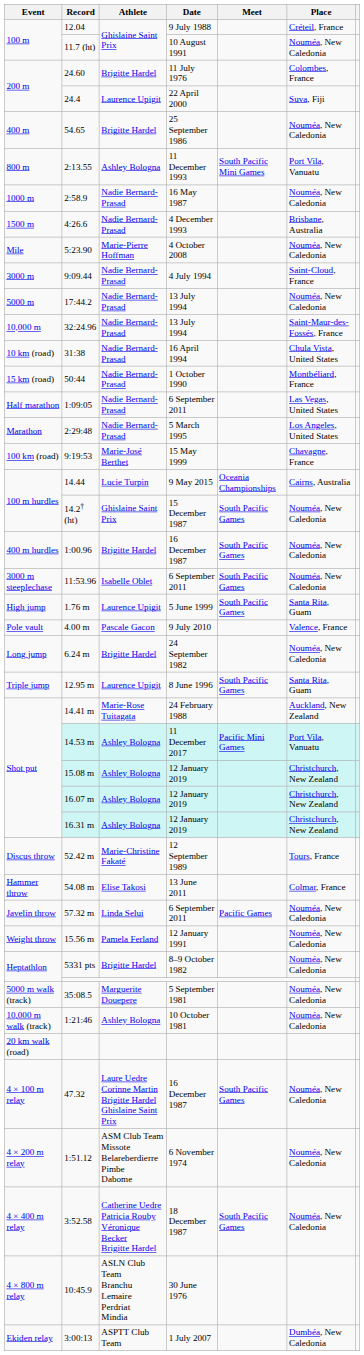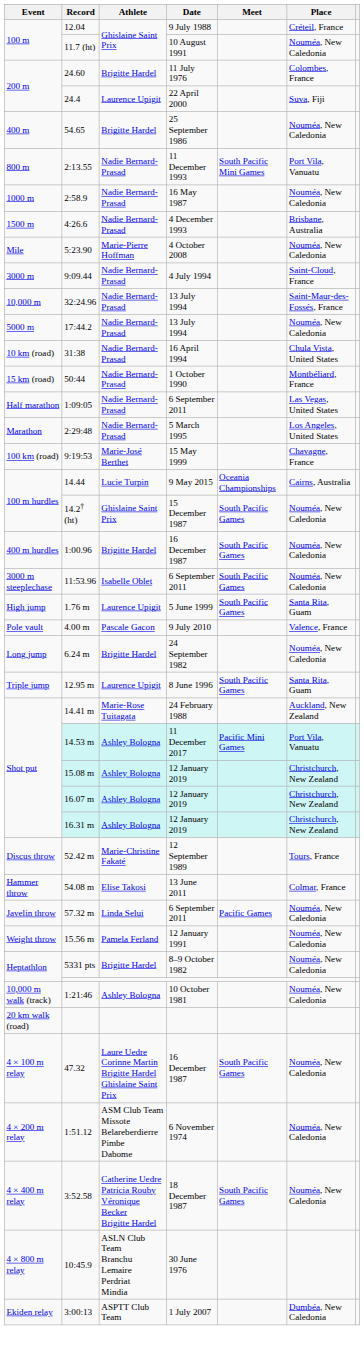(131, 167) Ashley Bologna -> (130, 167) Nadie Bernard-Prasad
rows swapped: (20, 301) <-> (24, 327)
- row: (30, 995)
